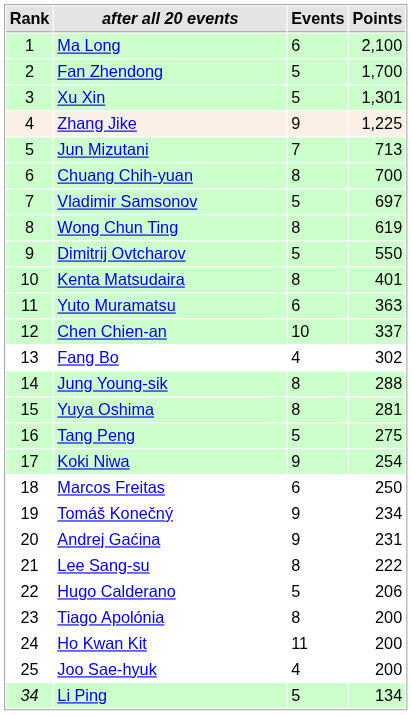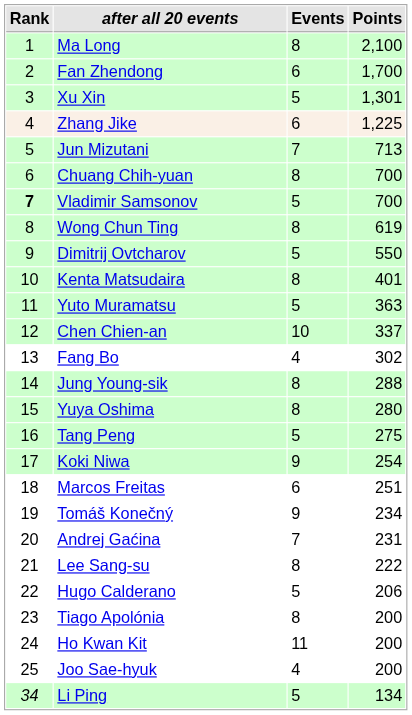(296, 46) 6 -> (296, 46) 8
(296, 72) 5 -> (296, 72) 6
(296, 124) 9 -> (296, 124) 6
(30, 202) normal -> (30, 202) bold
(389, 202) 697 -> (389, 202) 700
(296, 306) 6 -> (296, 306) 5
(389, 410) 281 -> (389, 410) 280
(389, 488) 250 -> (389, 488) 251
(296, 540) 9 -> (296, 540) 7
